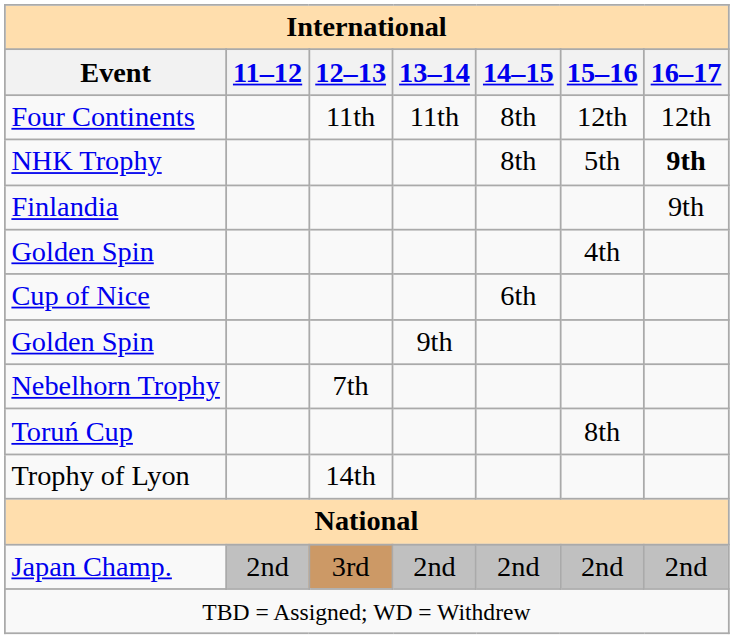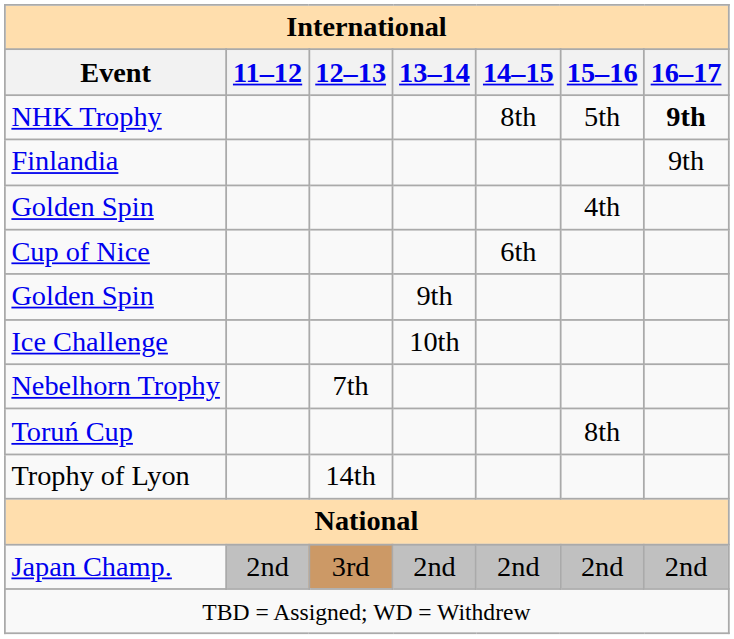- row: (103, 116)
+ row: (90, 341)
